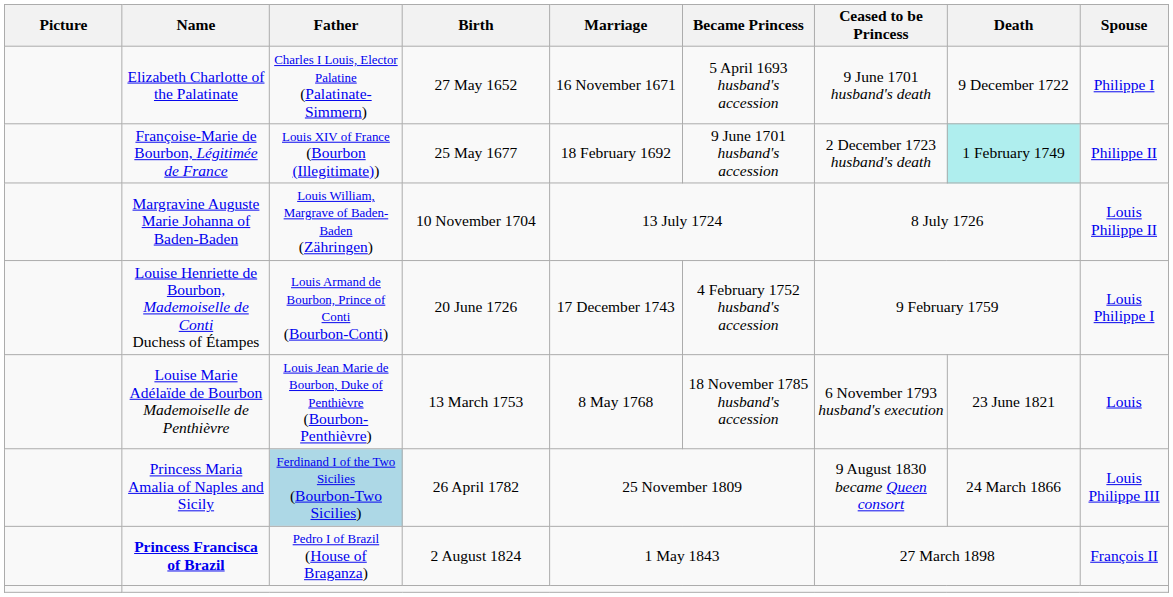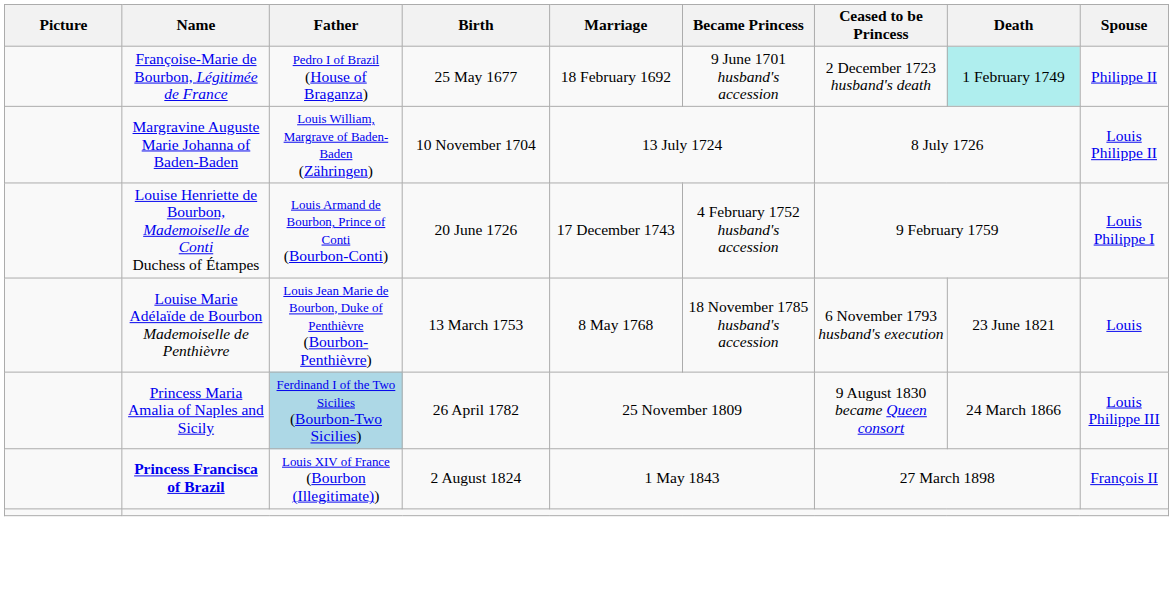- row: (196, 85)
(336, 154) Louis XIV of France (Bourbon (Illegitimate)) -> (336, 77) Pedro I of Brazil (House of Braganza)
(336, 556) Pedro I of Brazil (House of Braganza) -> (336, 479) Louis XIV of France (Bourbon (Illegitimate))
